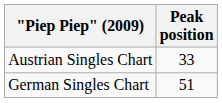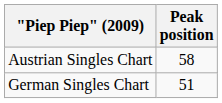(187, 60) 33 -> (187, 60) 58
